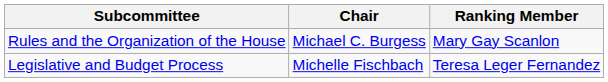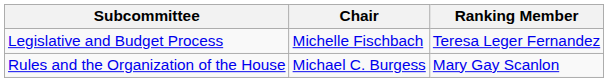rows swapped: (116, 65) <-> (147, 41)
